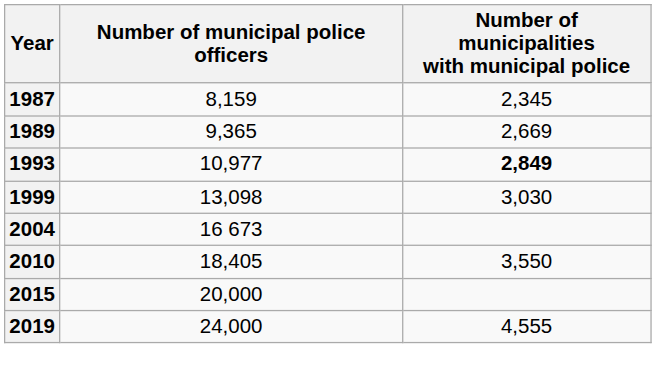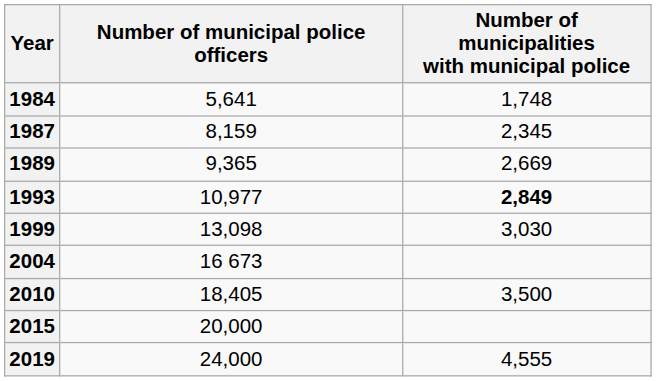+ row: (32, 99)
(527, 261) 3,550 -> (527, 294) 3,500
